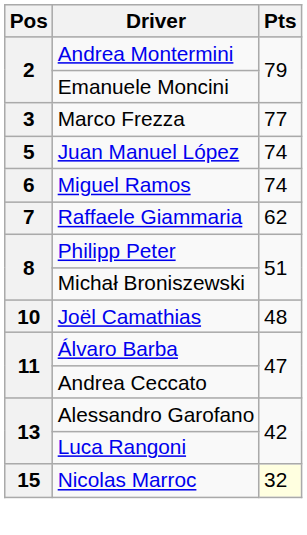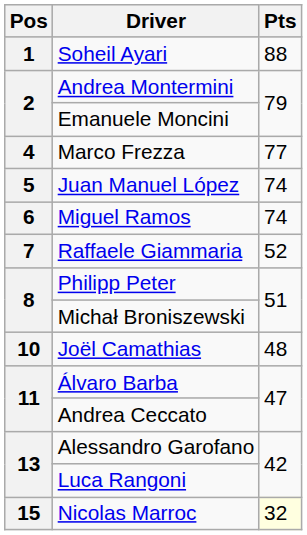+ row: (112, 54)
(29, 119) 3 -> (29, 152) 4
(276, 218) 62 -> (276, 250) 52
